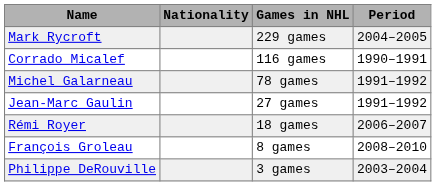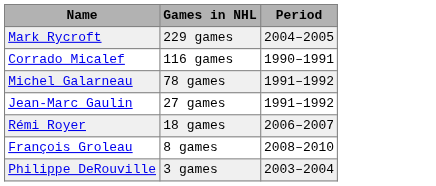- column: (206, 16)
